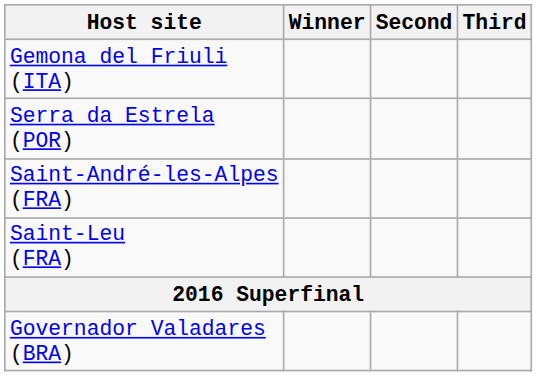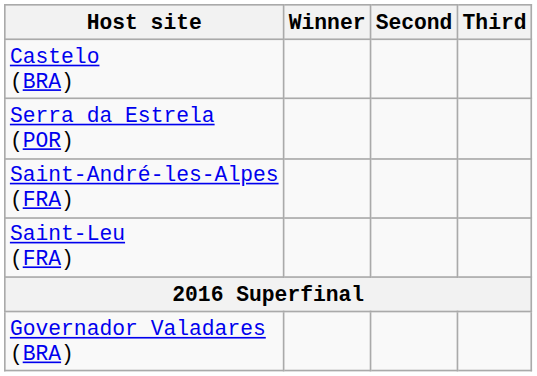+ row: (55, 69)
- row: (119, 69)
